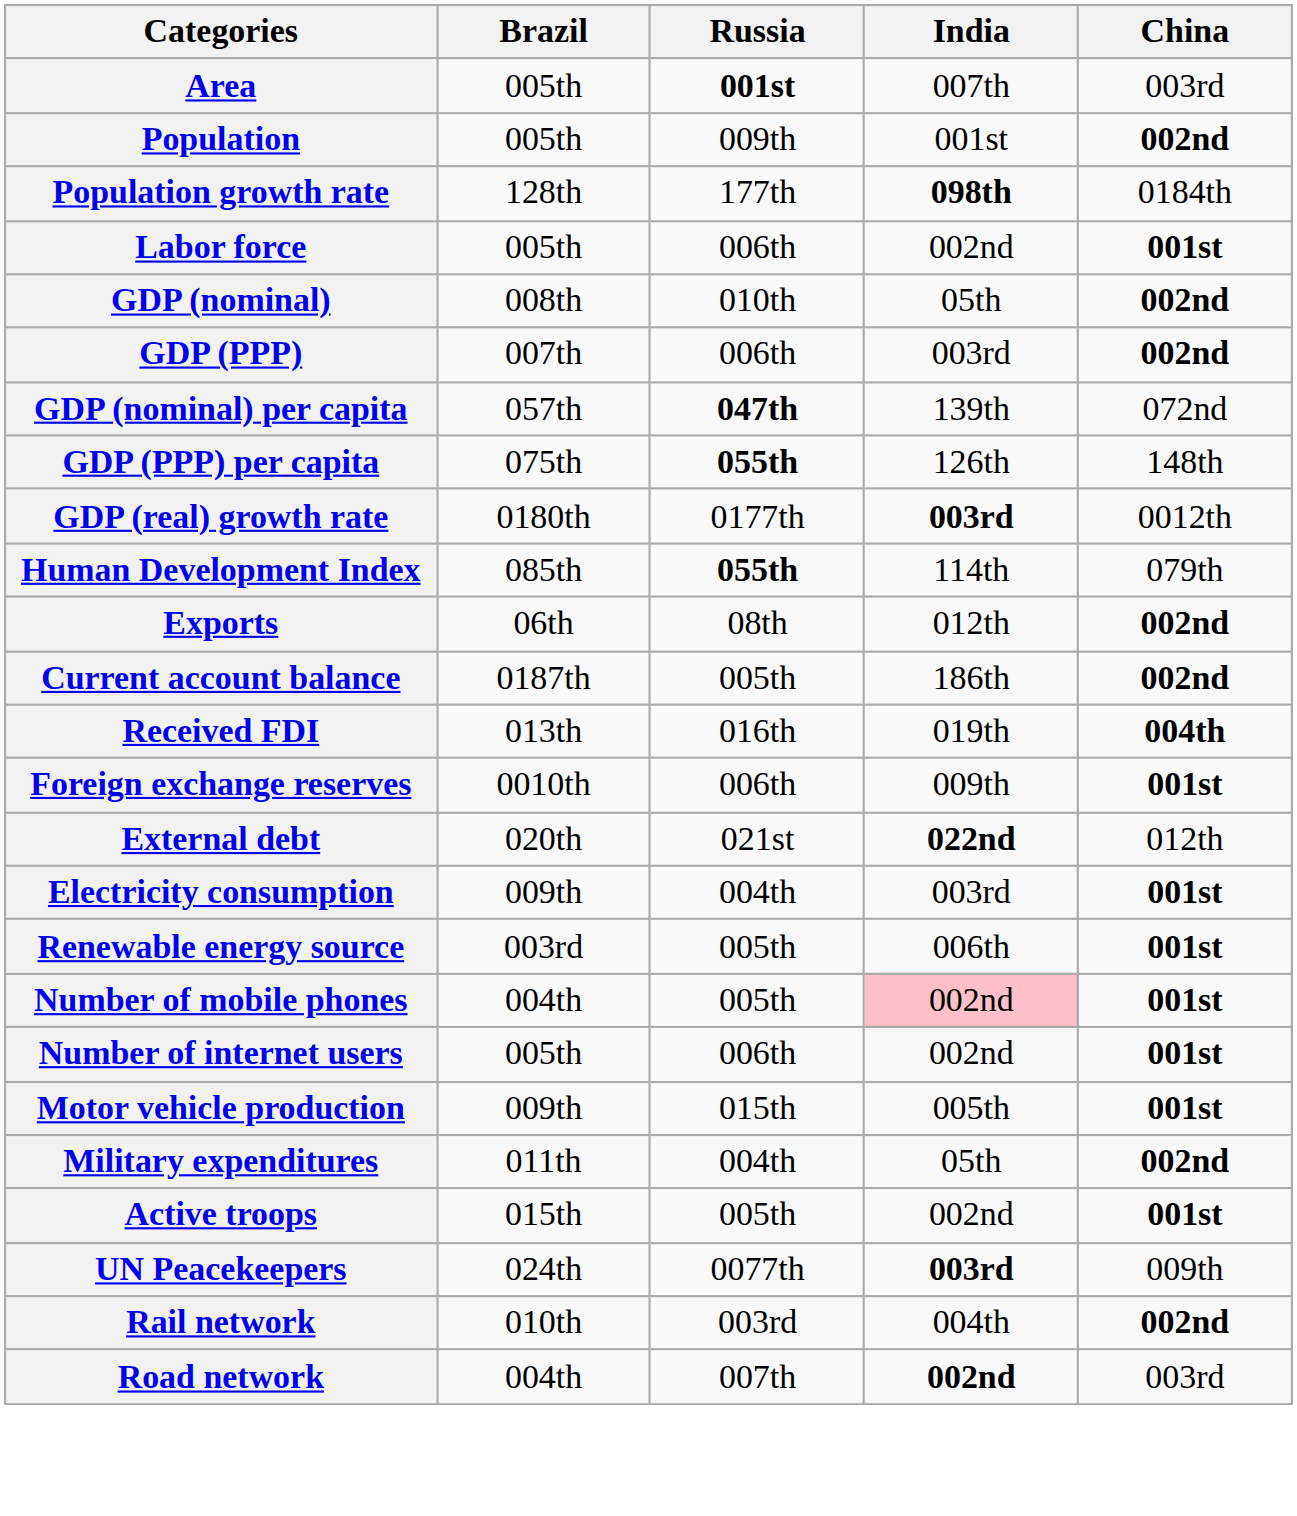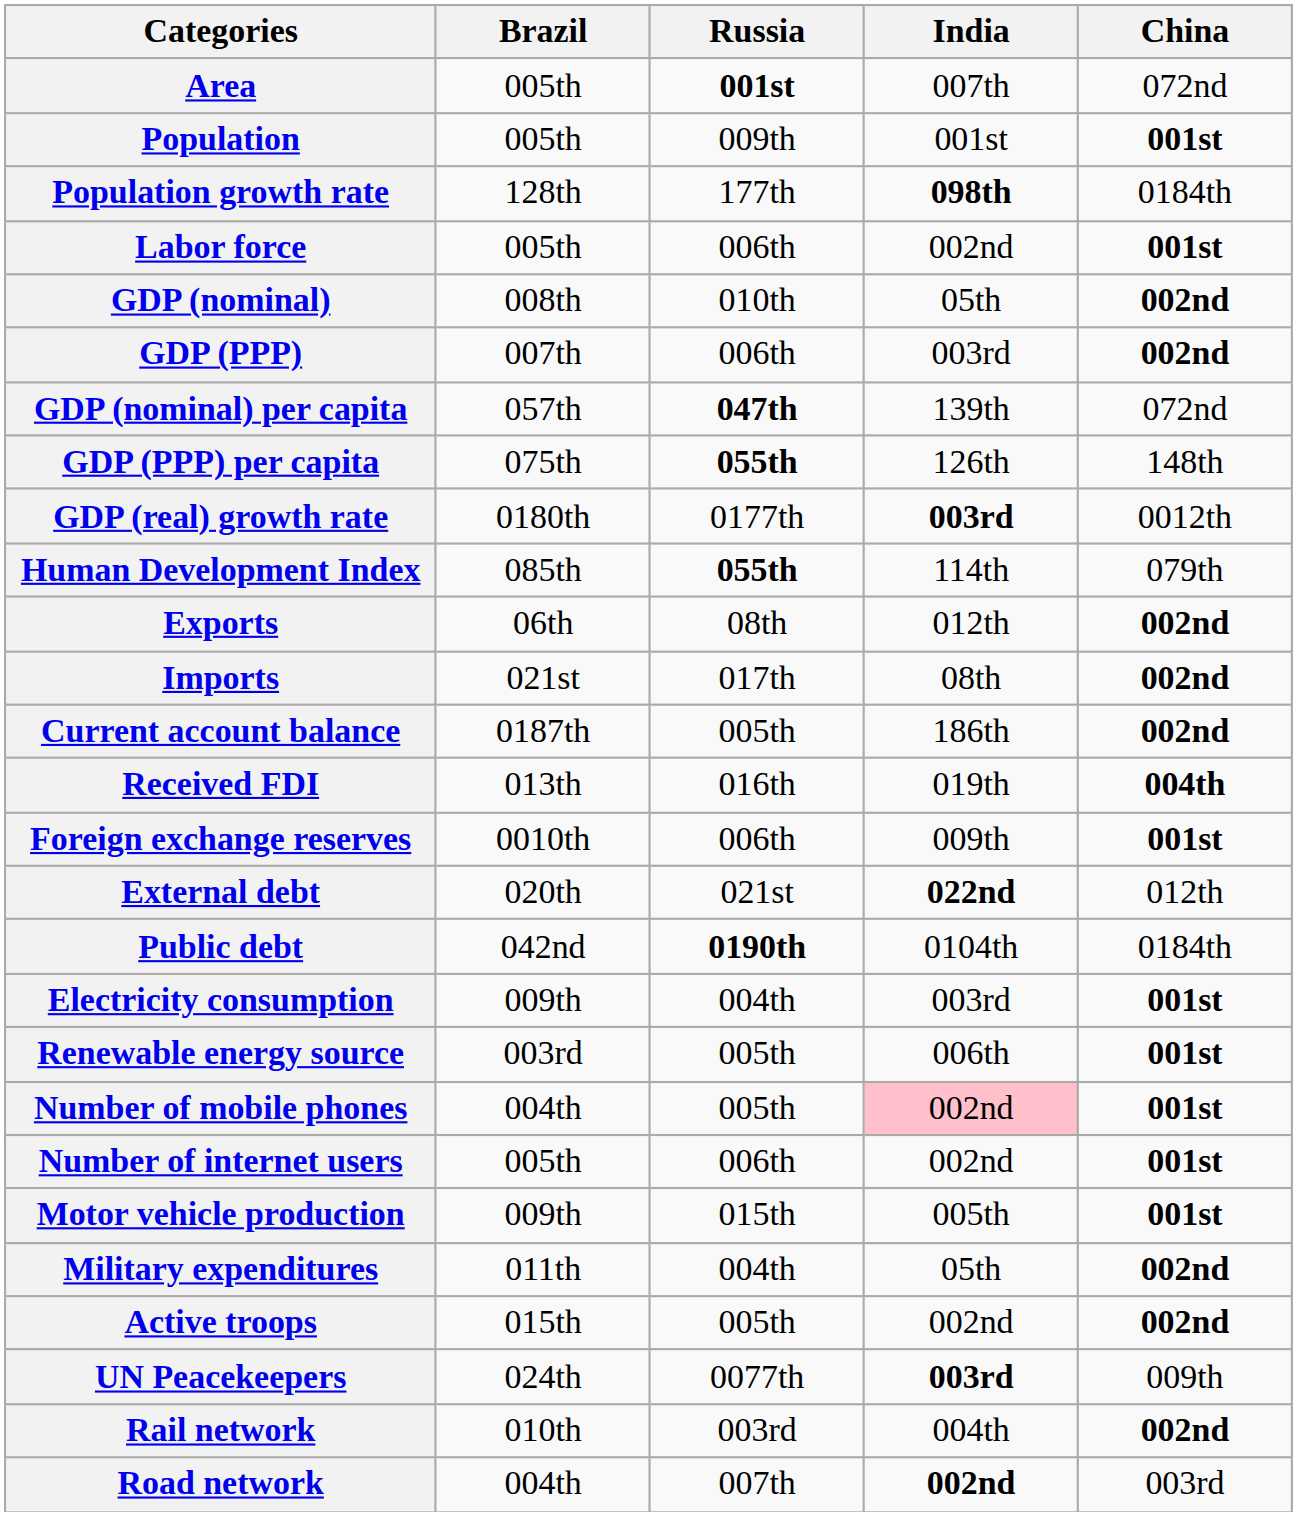(1185, 85) 003rd -> (1185, 85) 072nd
(1185, 138) 002nd -> (1185, 138) 001st
+ row: (221, 676)
+ row: (221, 945)
(1185, 1214) 001st -> (1185, 1322) 002nd
